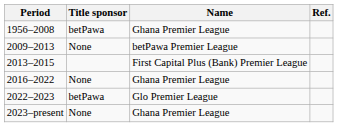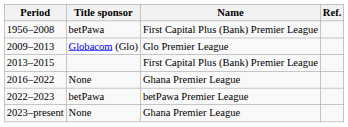(181, 29) Ghana Premier League -> (230, 29) First Capital Plus (Bank) Premier League
(80, 46) None -> (103, 46) Globacom (Glo)
(185, 46) betPawa Premier League -> (186, 46) Glo Premier League
(175, 96) Glo Premier League -> (196, 96) betPawa Premier League
